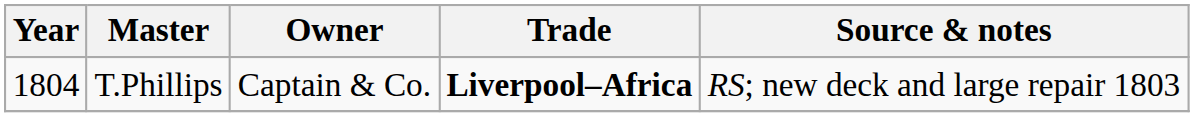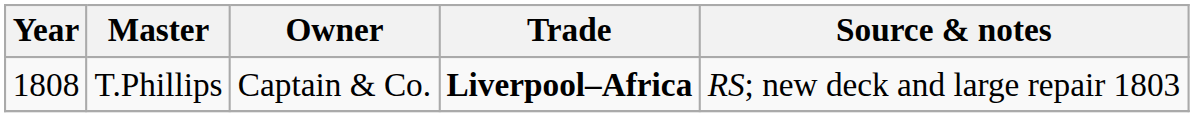(46, 83) 1804 -> (46, 83) 1808
